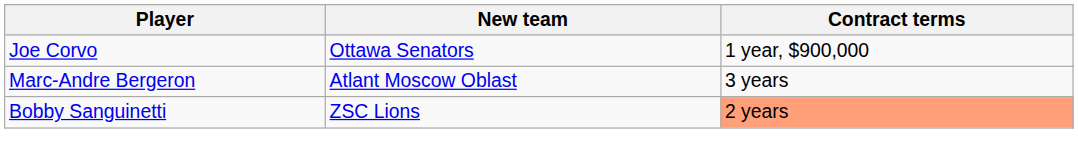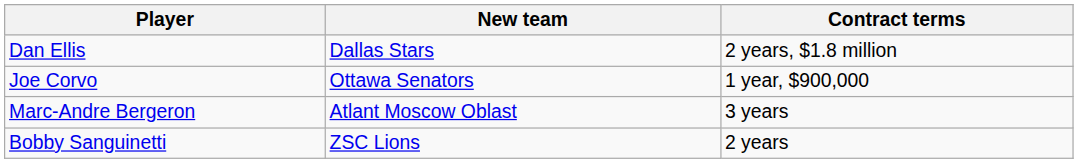+ row: (47, 50)
(757, 111) lightsalmon background -> (757, 142) no background
